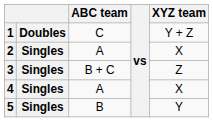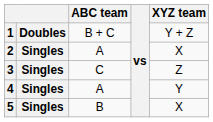(100, 32) C -> (100, 32) B + C
(100, 70) B + C -> (100, 70) C
(179, 88) X -> (179, 88) Y
(179, 107) Y -> (179, 107) X
